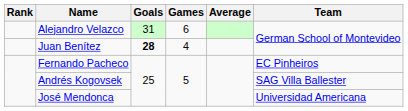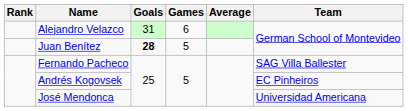(186, 47) 4 -> (186, 47) 5
(287, 64) EC Pinheiros -> (301, 64) SAG Villa Ballester
(301, 81) SAG Villa Ballester -> (287, 81) EC Pinheiros
